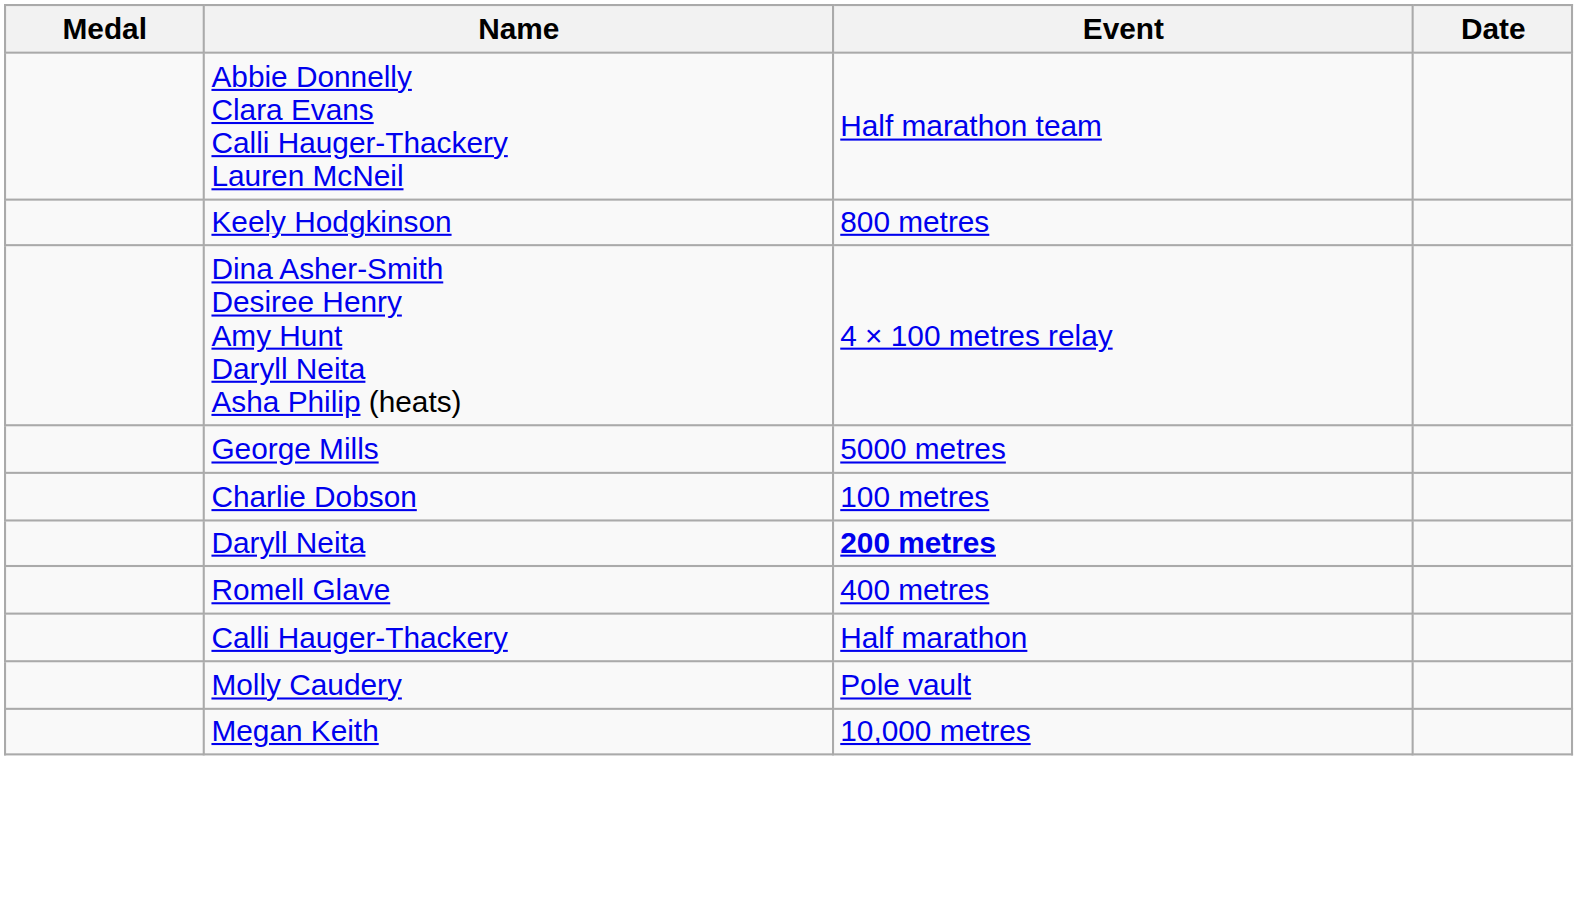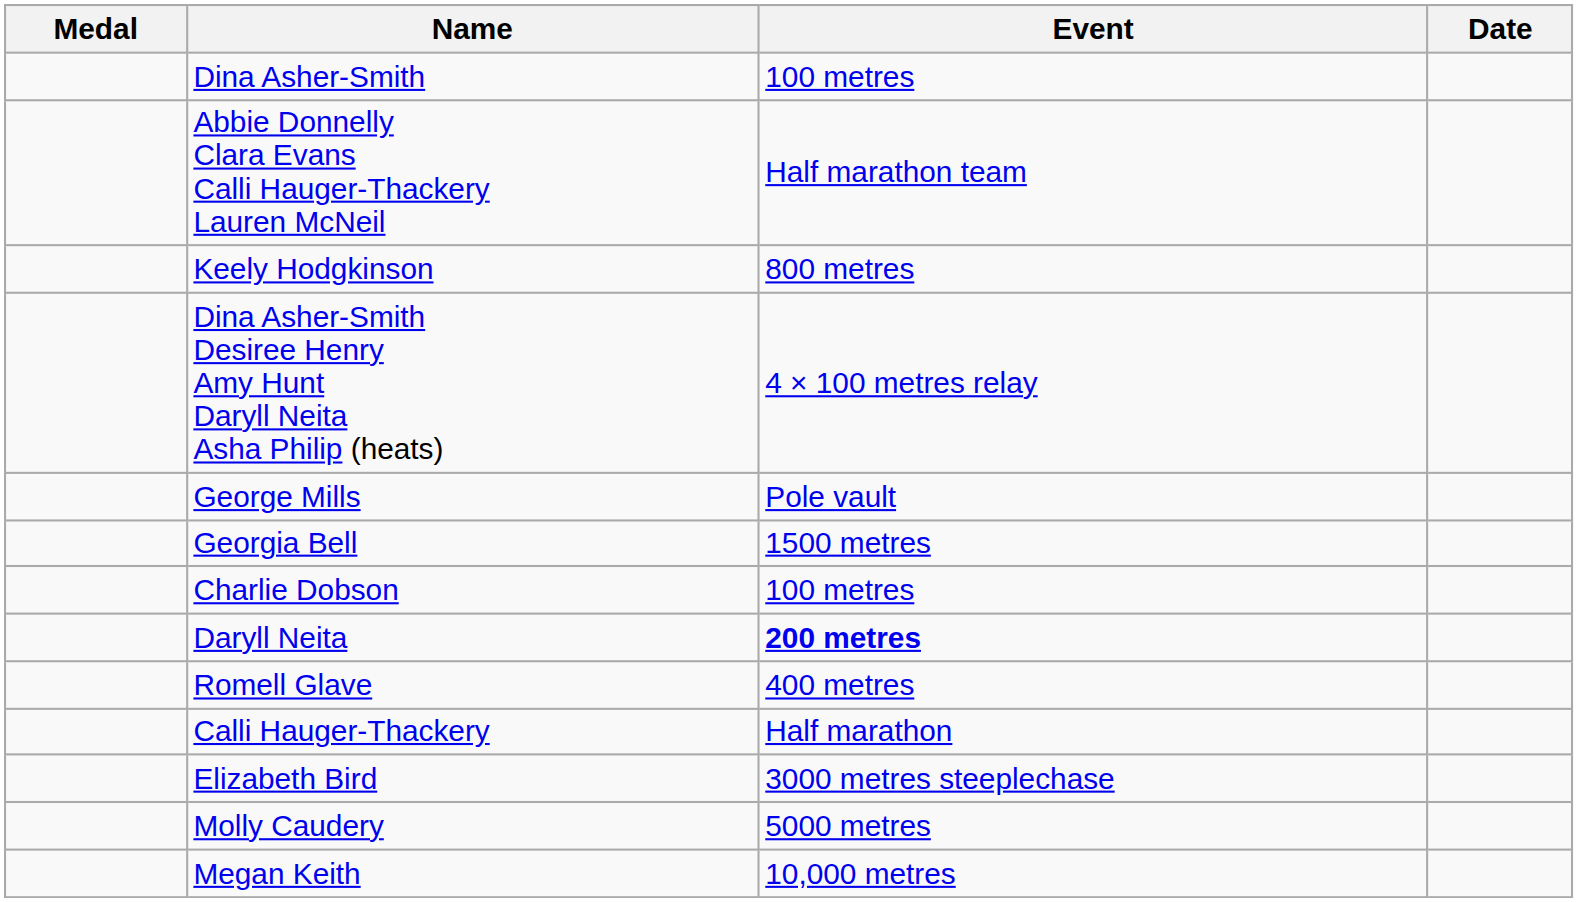+ row: (309, 76)
(923, 449) 5000 metres -> (831, 496) Pole vault
+ row: (275, 543)
+ row: (285, 779)
(906, 685) Pole vault -> (848, 826) 5000 metres
